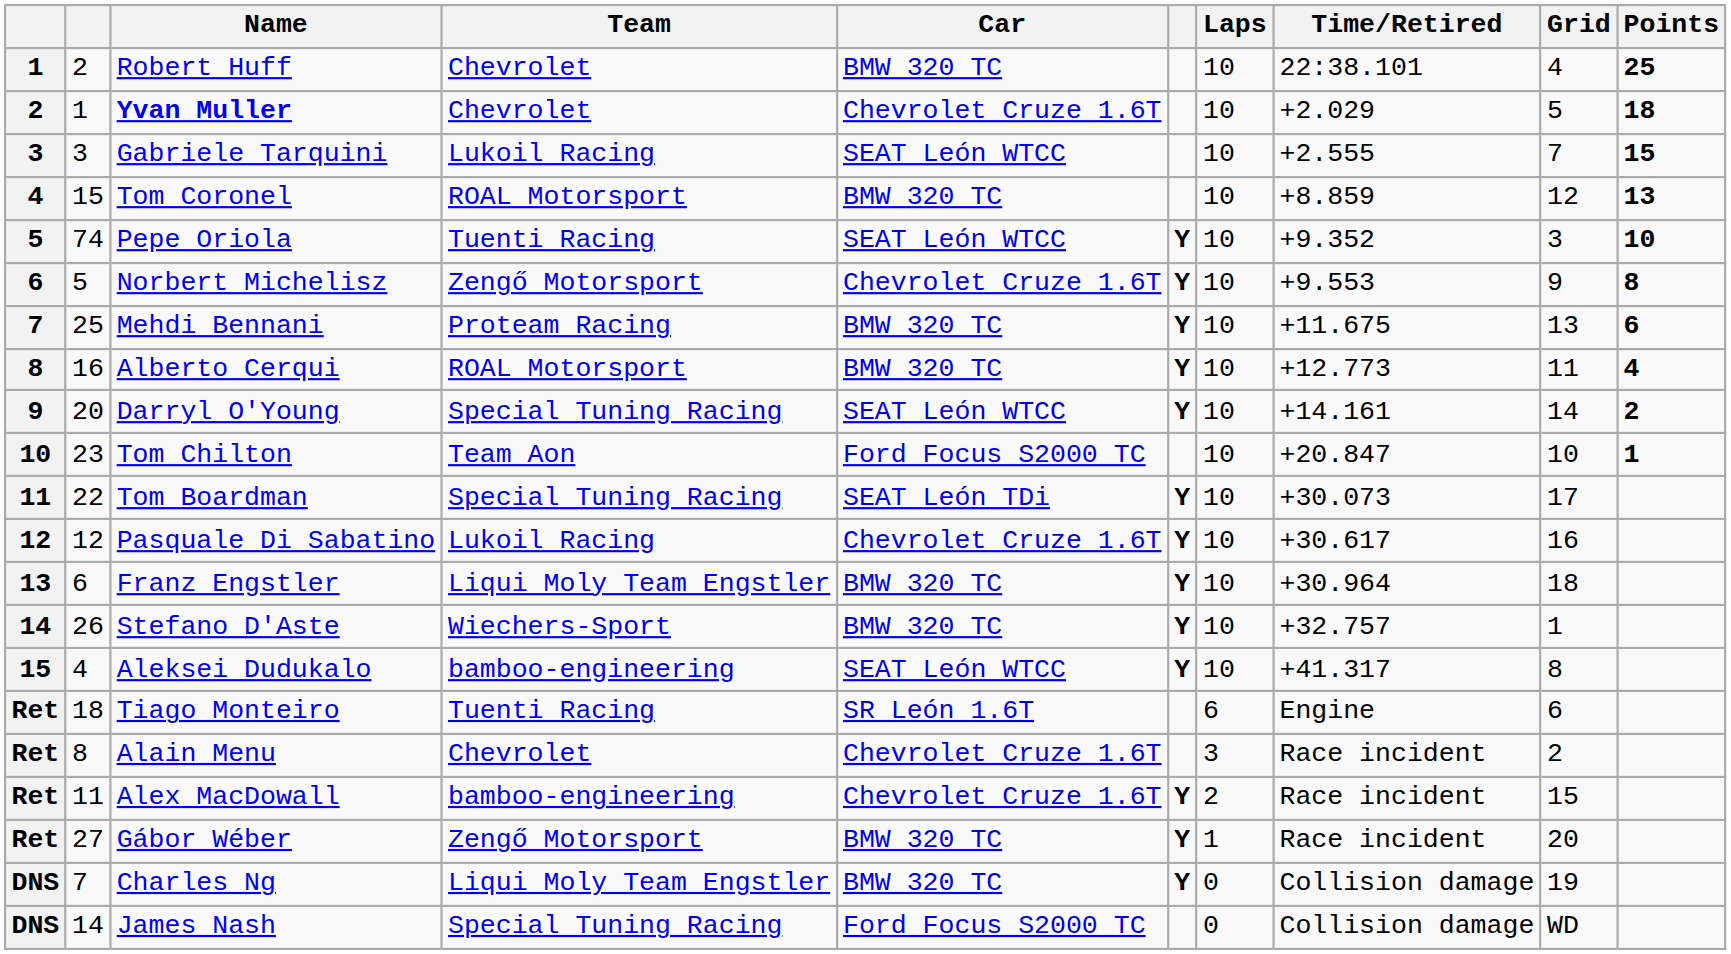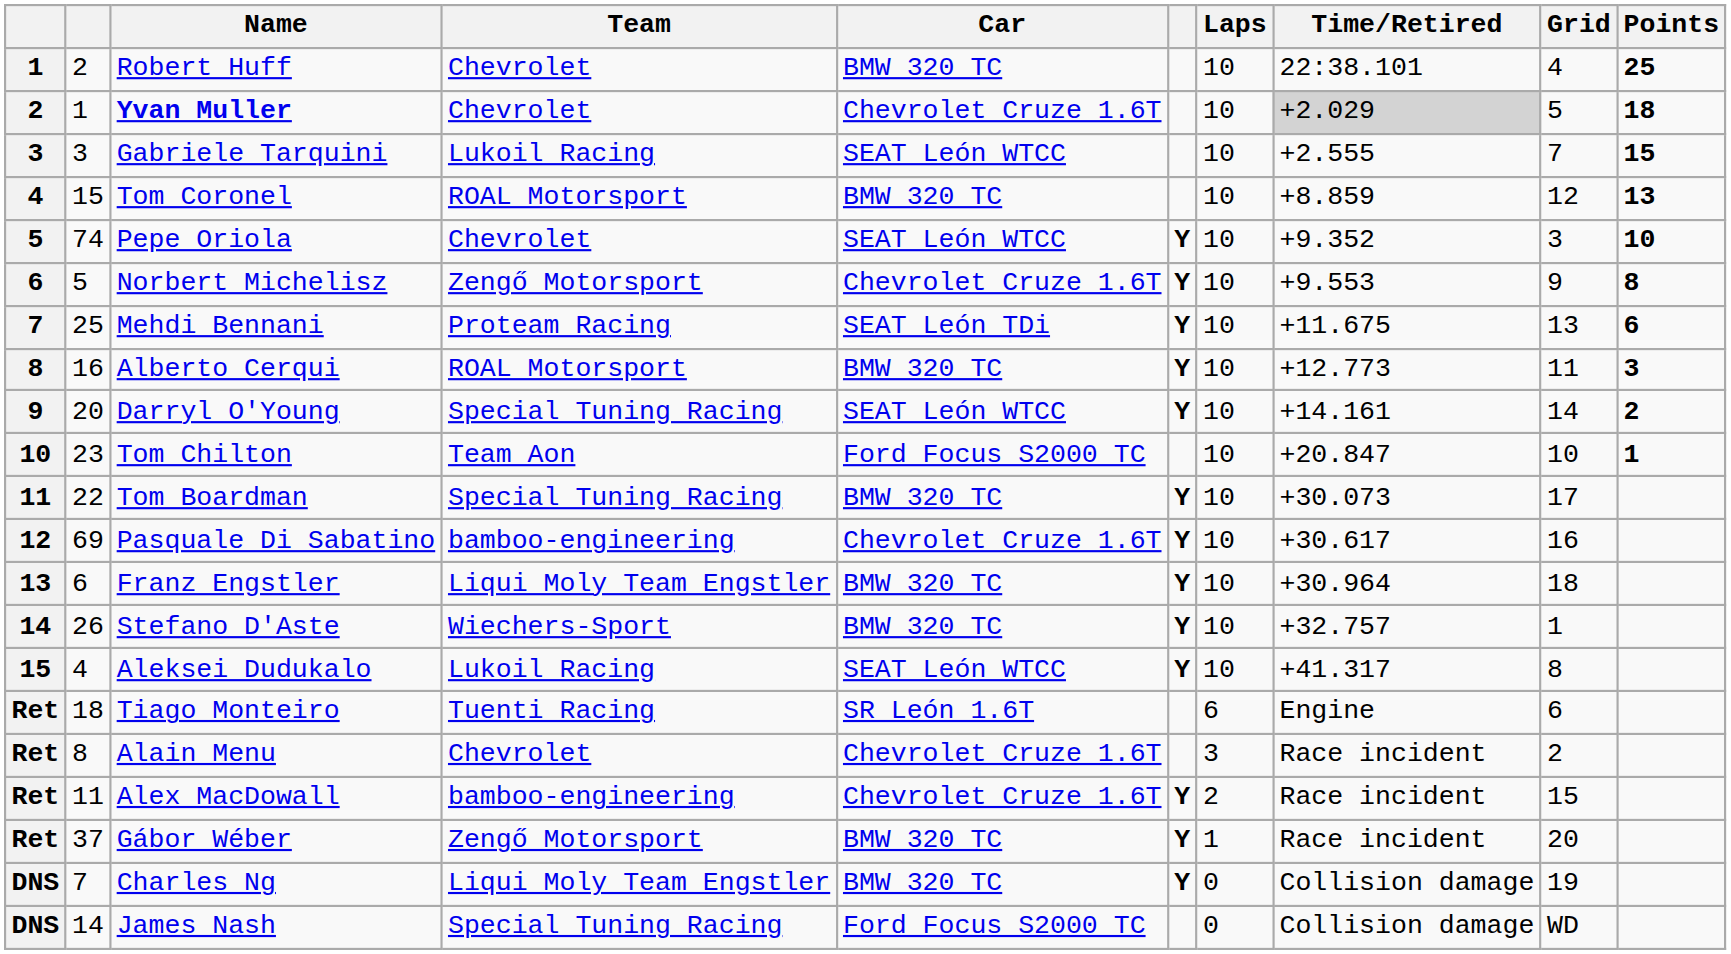(1327, 113) no background -> (1327, 113) lightgrey background
(552, 241) Tuenti Racing -> (520, 241) Chevrolet
(923, 327) BMW 320 TC -> (947, 327) SEAT León TDi
(1632, 370) 4 -> (1632, 370) 3
(947, 498) SEAT León TDi -> (923, 498) BMW 320 TC
(88, 541) 12 -> (88, 541) 69
(552, 541) Lukoil Racing -> (591, 541) bamboo-engineering
(591, 670) bamboo-engineering -> (552, 670) Lukoil Racing
(88, 841) 27 -> (88, 841) 37
